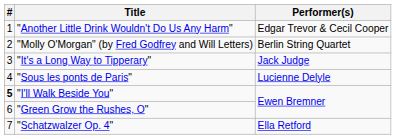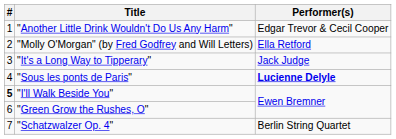(304, 45) Berlin String Quartet -> (284, 45) Ella Retford
(294, 77) normal -> (297, 77) bold
(284, 126) Ella Retford -> (304, 126) Berlin String Quartet
